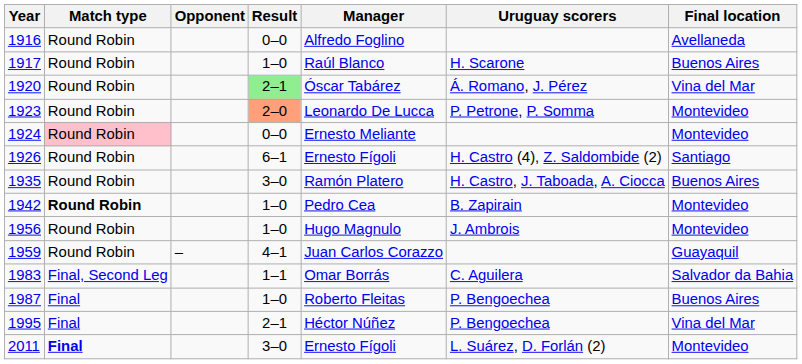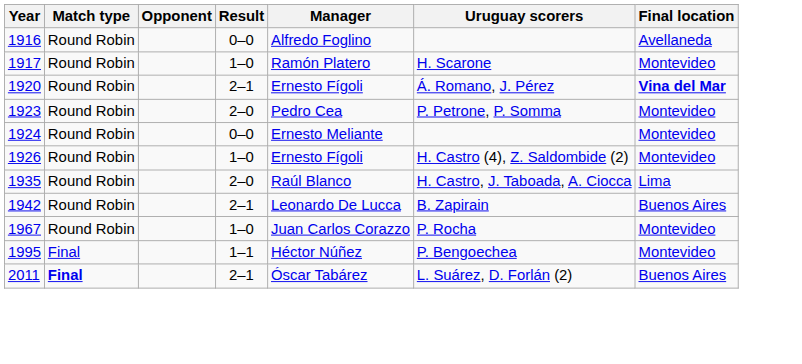(344, 63) Raúl Blanco -> (321, 63) Ramón Platero
(715, 63) Buenos Aires -> (677, 63) Montevideo
(275, 87) lightgreen background -> (241, 87) no background
(352, 87) Óscar Tabárez -> (317, 87) Ernesto Fígoli
(713, 87) normal -> (682, 87) bold
(275, 110) lightsalmon background -> (241, 110) no background
(369, 110) Leonardo De Lucca -> (307, 110) Pedro Cea
(91, 134) pink background -> (91, 134) no background
(275, 157) 6–1 -> (241, 157) 1–0
(701, 157) Santiago -> (677, 157) Montevideo
(275, 181) 3–0 -> (241, 181) 2–0
(354, 181) Ramón Platero -> (311, 181) Raúl Blanco
(715, 181) Buenos Aires -> (655, 181) Lima
(95, 205) bold -> (91, 205) normal
(275, 205) 1–0 -> (241, 205) 2–1
(340, 205) Pedro Cea -> (336, 205) Leonardo De Lucca
(710, 205) Montevideo -> (682, 205) Buenos Aires
- row: (24, 228)
- row: (24, 252)
+ row: (24, 228)
- row: (24, 275)
- row: (24, 299)
(275, 323) 2–1 -> (241, 252) 1–1
(713, 323) Vina del Mar -> (677, 252) Montevideo
(275, 346) 3–0 -> (241, 275) 2–1
(350, 346) Ernesto Fígoli -> (319, 275) Óscar Tabárez
(710, 346) Montevideo -> (682, 275) Buenos Aires
